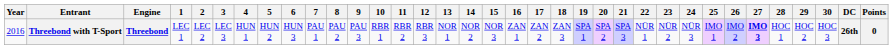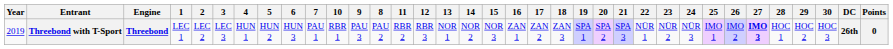columns swapped: (337, 11) <-> (380, 11)
(15, 31) 2016 -> (15, 31) 2019
